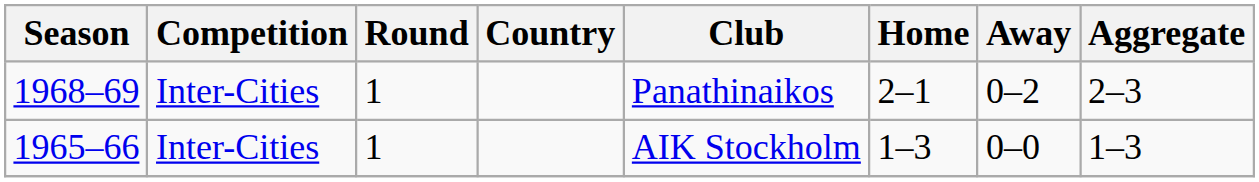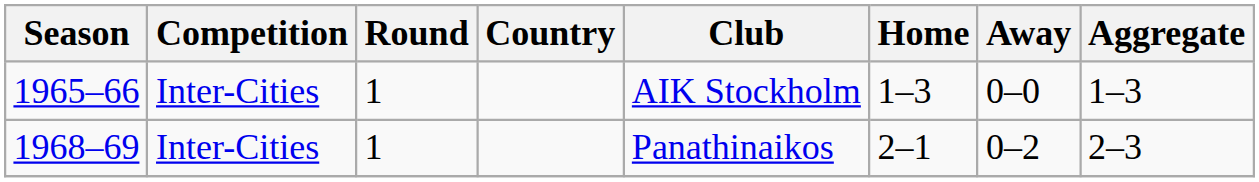rows swapped: (76, 147) <-> (76, 90)
